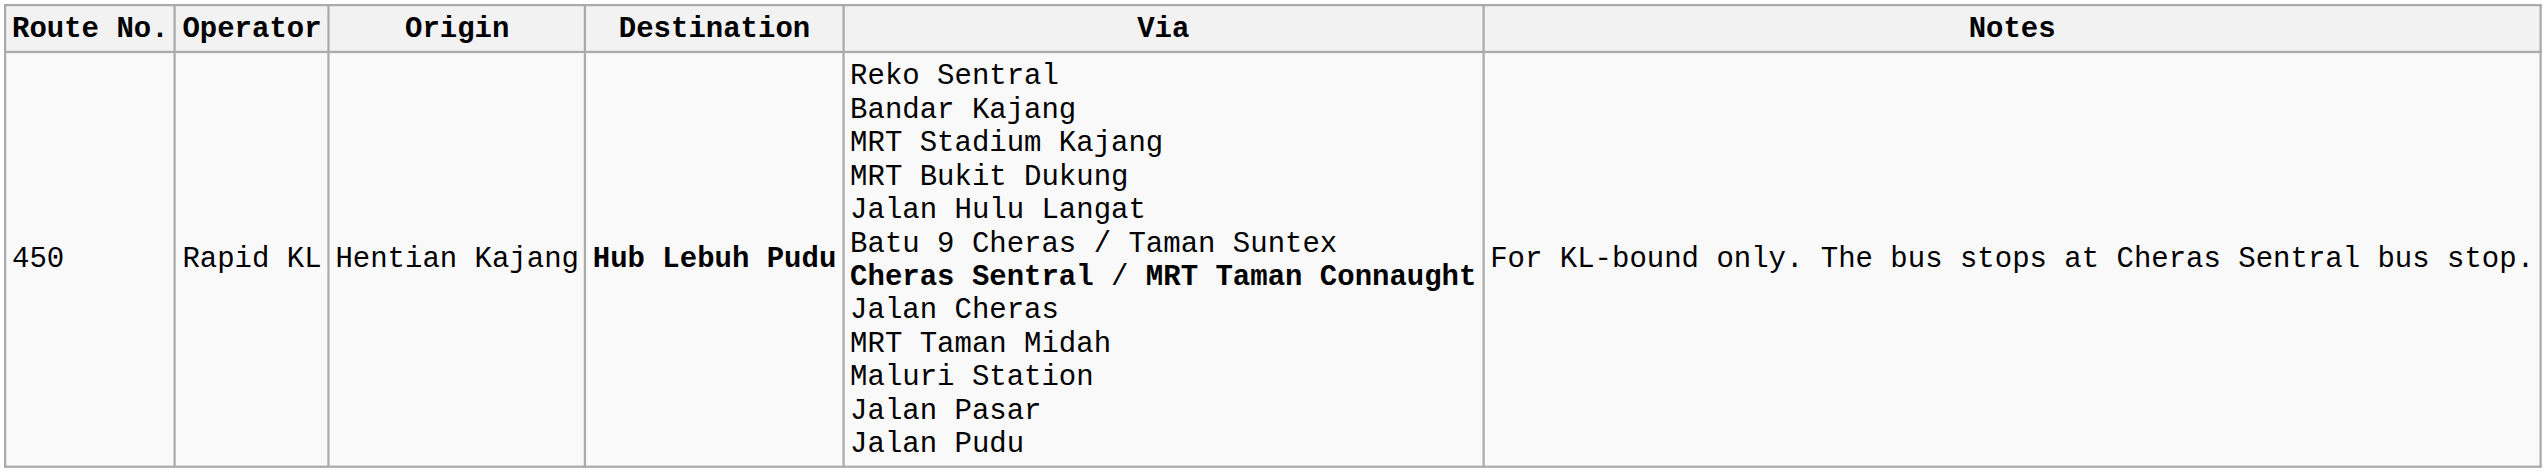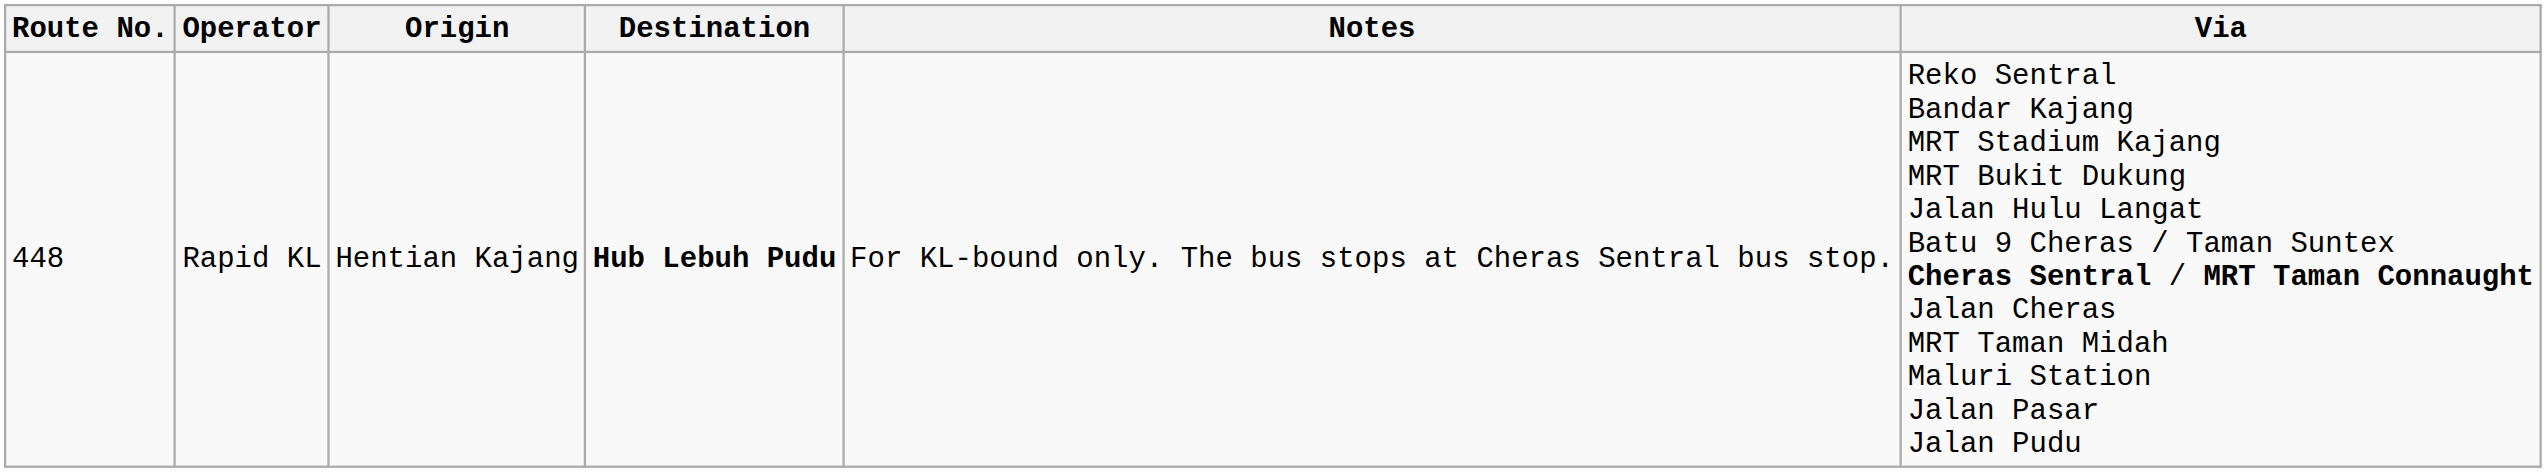columns swapped: (1163, 29) <-> (2012, 29)
(38, 260) 450 -> (38, 260) 448
